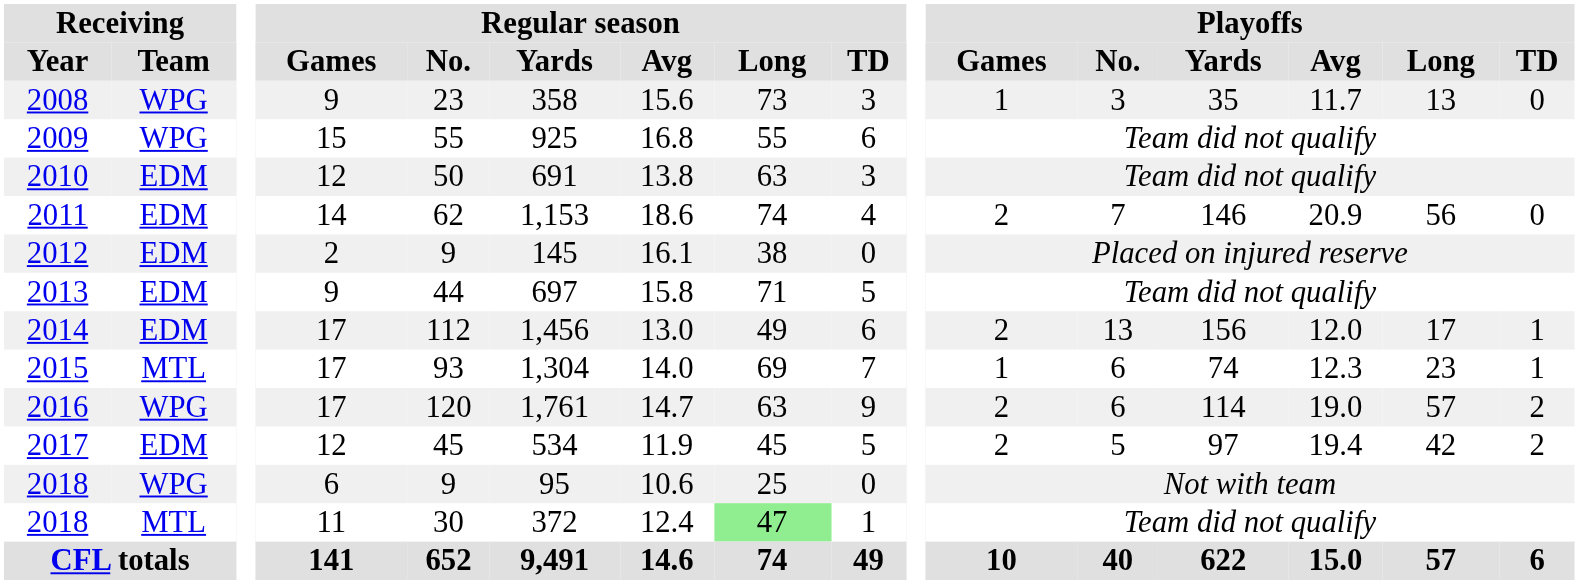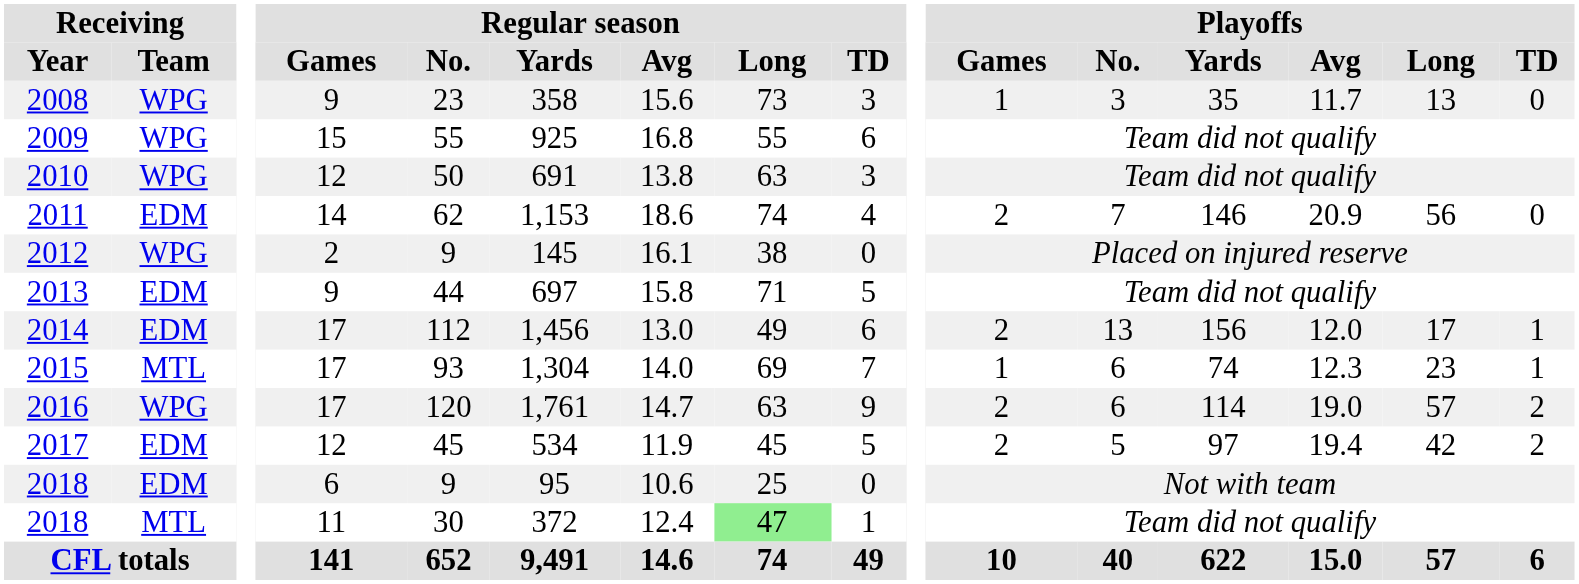(174, 176) EDM -> (174, 176) WPG
(174, 253) EDM -> (174, 253) WPG
(174, 483) WPG -> (174, 483) EDM
